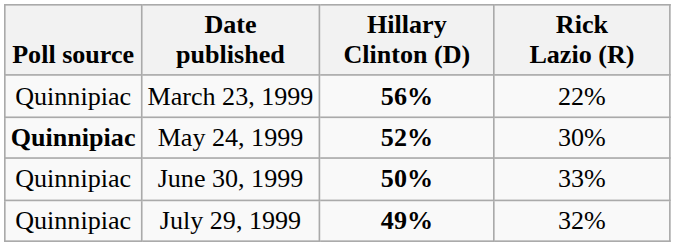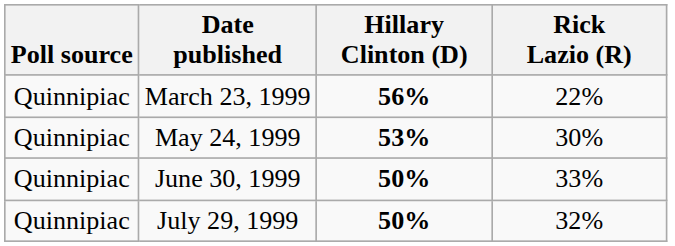(73, 137) bold -> (72, 137) normal
(407, 137) 52% -> (404, 137) 53%
(407, 219) 49% -> (404, 219) 50%
